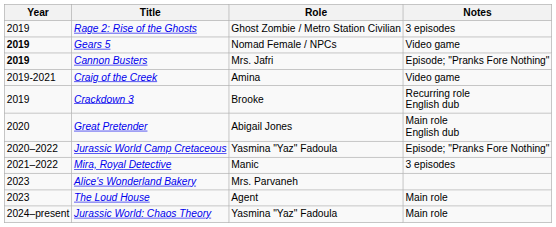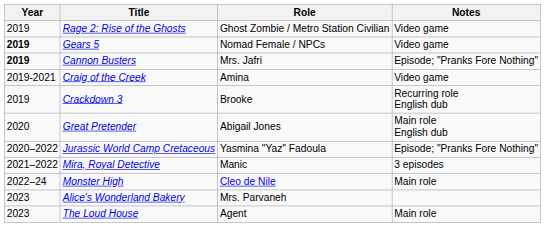(430, 28) 3 episodes -> (421, 28) Video game
+ row: (93, 181)
- row: (143, 214)
